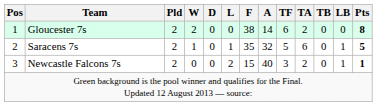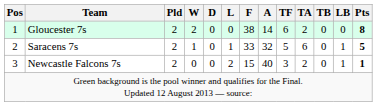(249, 47) 35 -> (249, 47) 33
